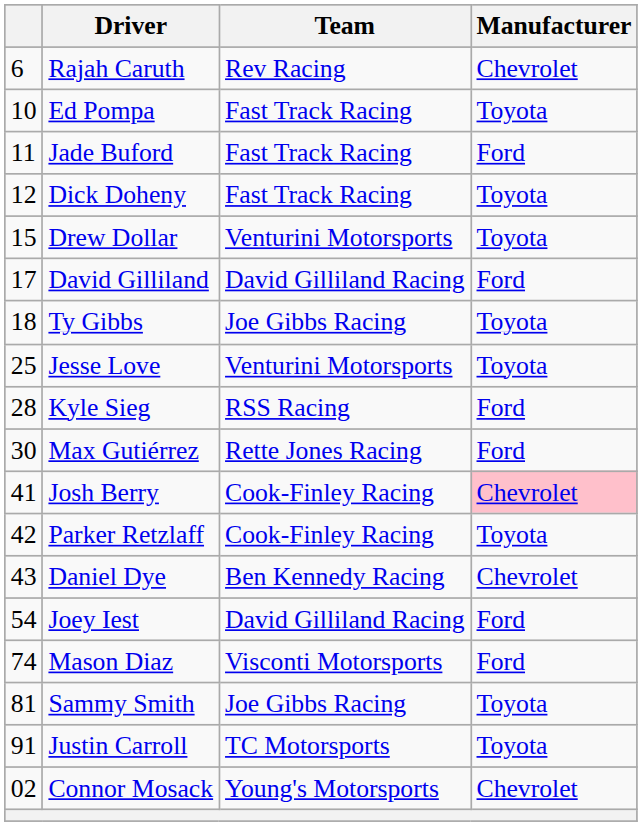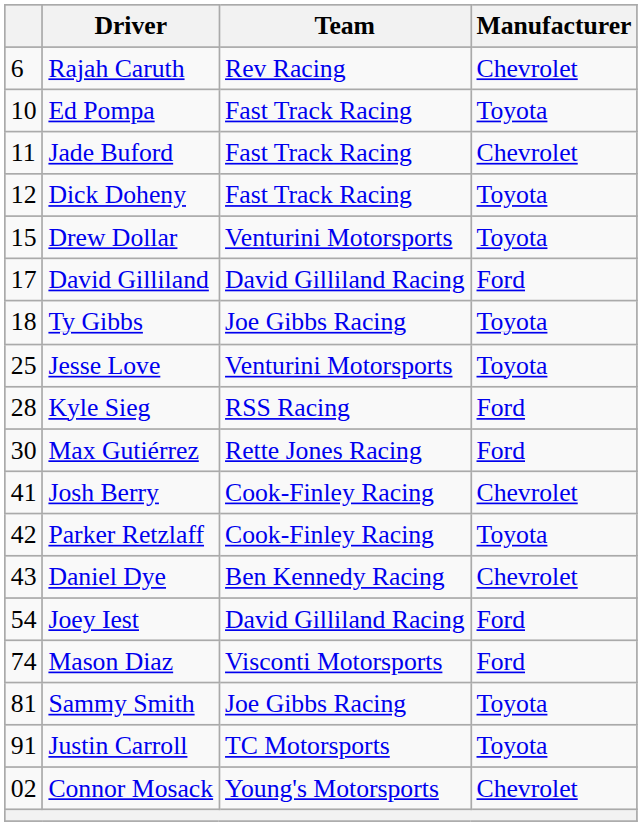(501, 152) Ford -> (527, 152) Chevrolet
(527, 491) pink background -> (527, 491) no background
